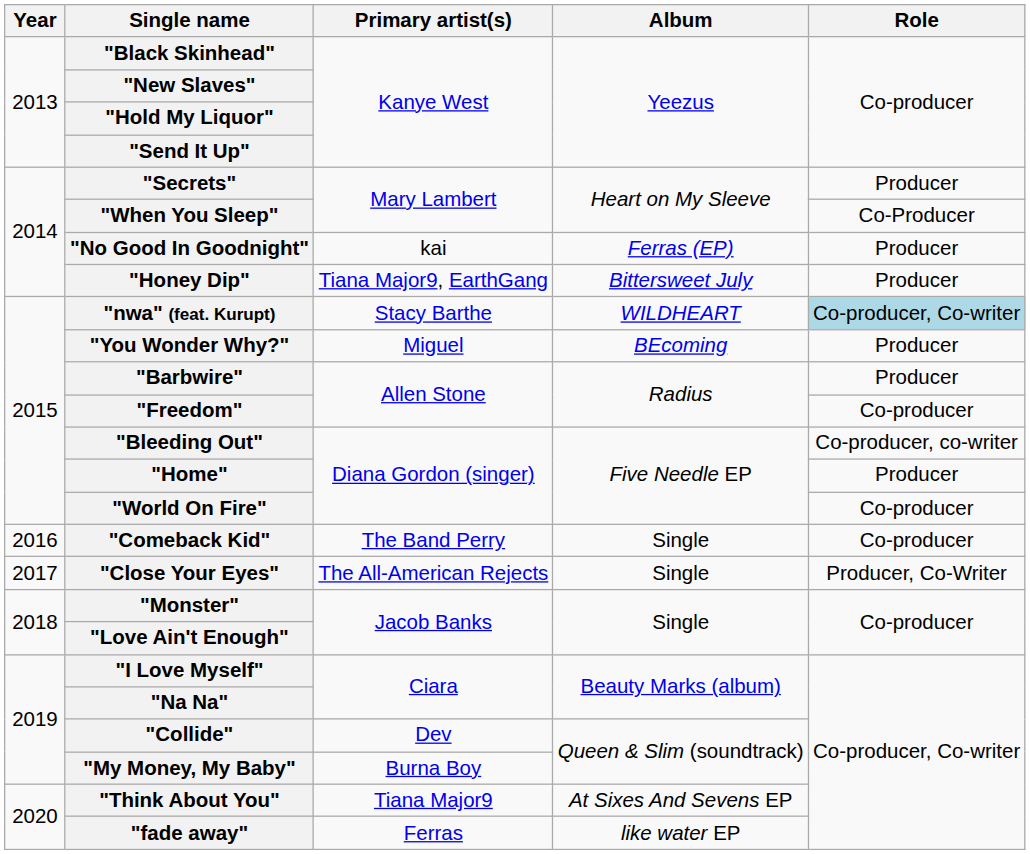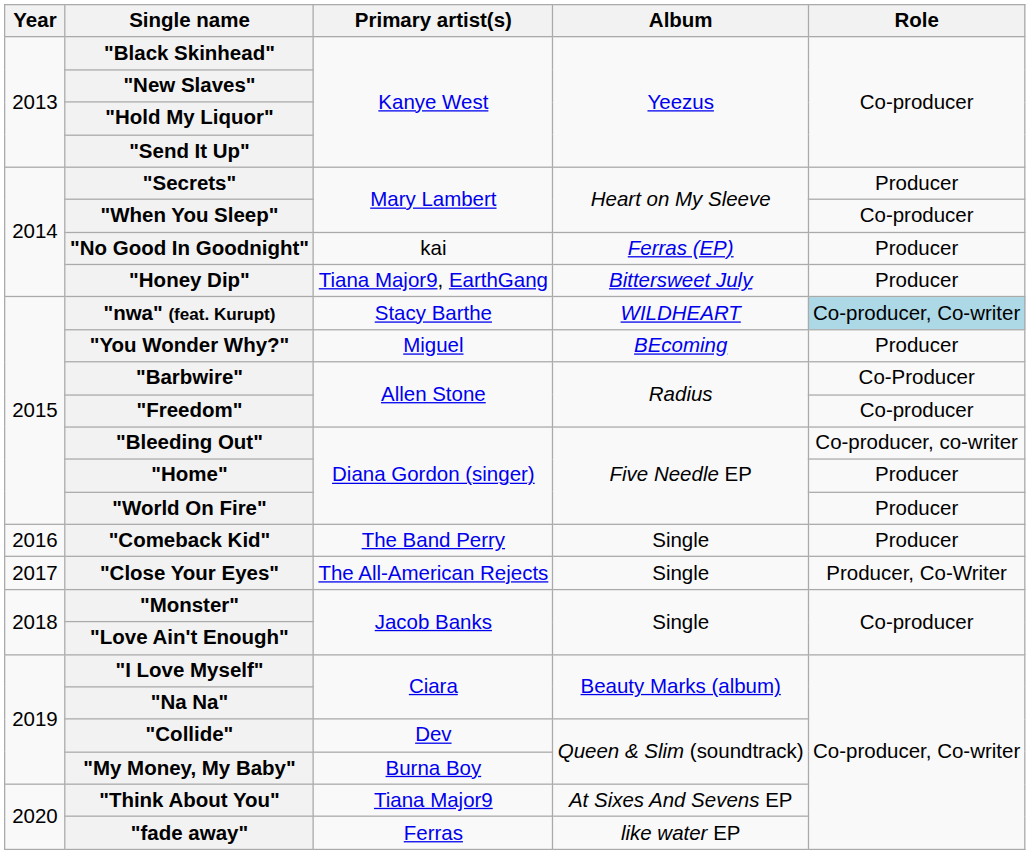(917, 215) Co-Producer -> (917, 215) Co-producer
(917, 378) Producer -> (917, 378) Co-Producer
(917, 507) Co-producer -> (917, 507) Producer
(917, 540) Co-producer -> (917, 540) Producer
